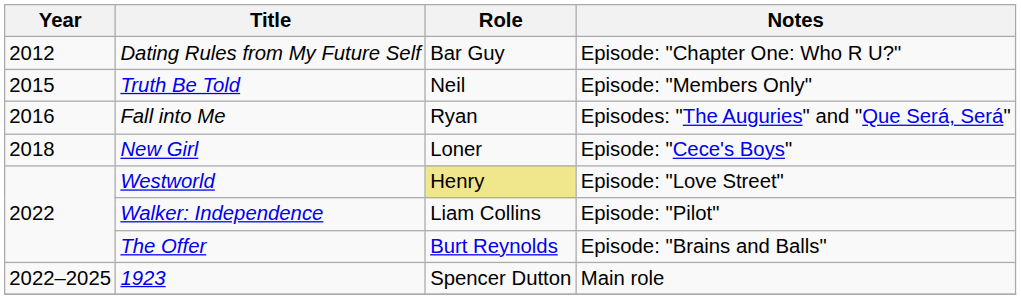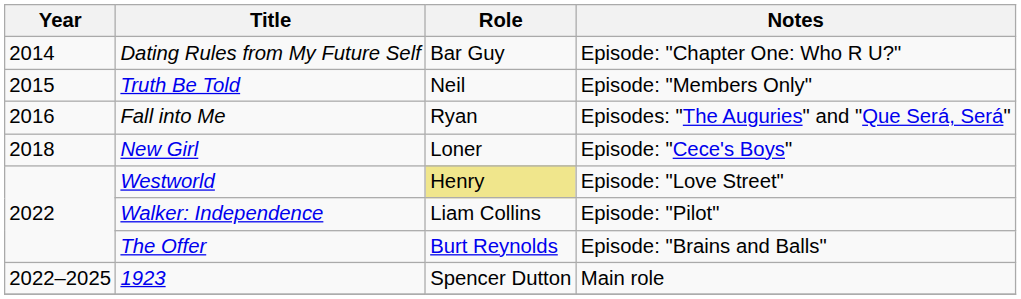(32, 52) 2012 -> (32, 52) 2014
